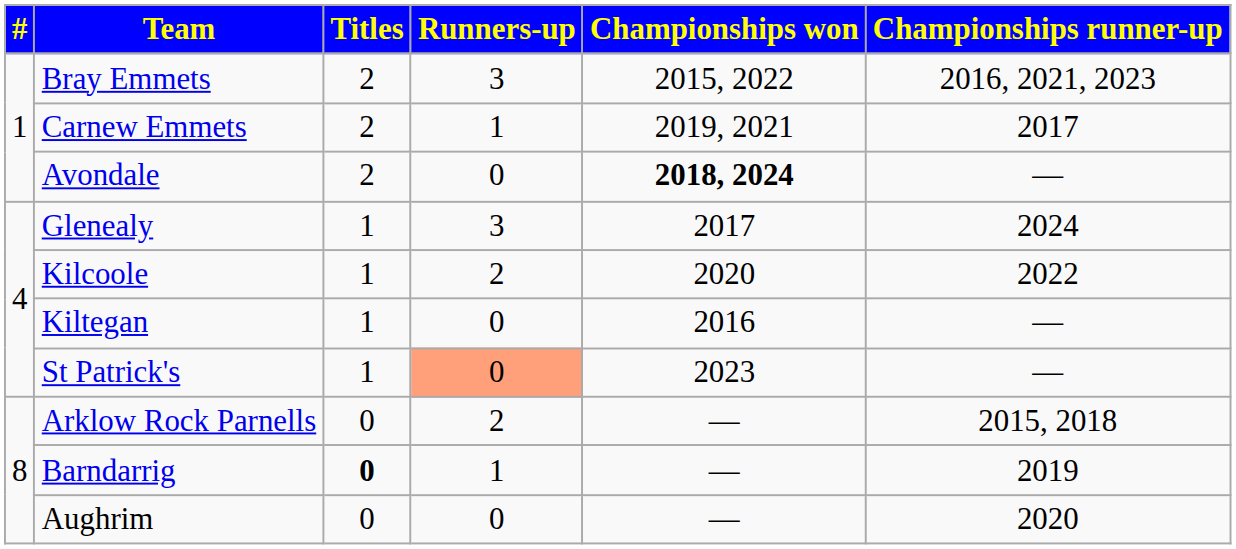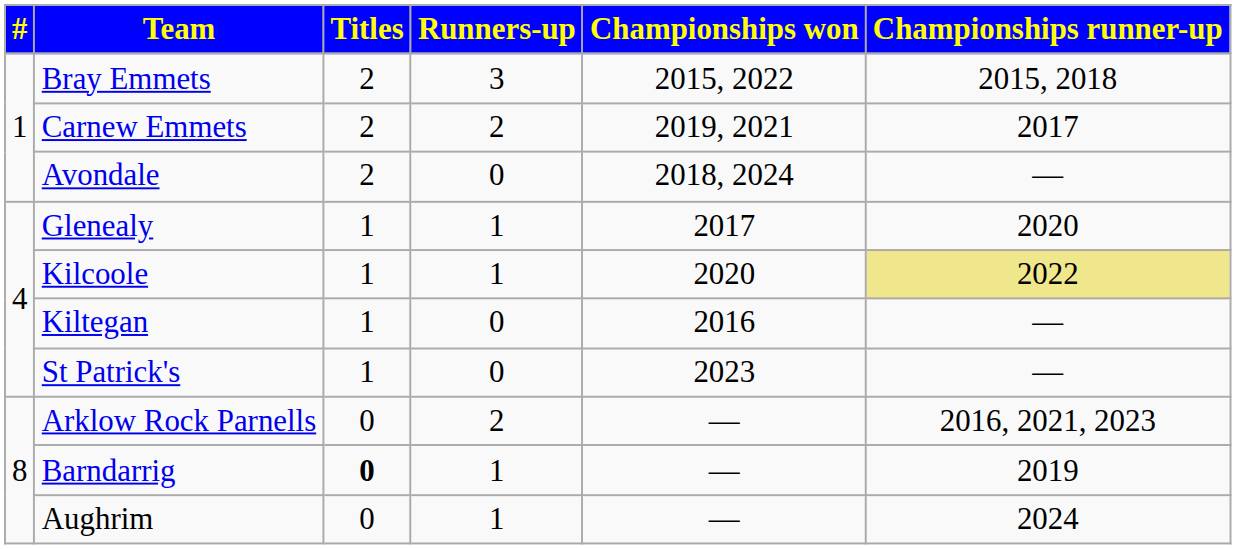(1048, 77) 2016, 2021, 2023 -> (1048, 77) 2015, 2018
(497, 126) 1 -> (497, 126) 2
(724, 175) bold -> (724, 175) normal
(497, 224) 3 -> (497, 224) 1
(1048, 224) 2024 -> (1048, 224) 2020
(497, 273) 2 -> (497, 273) 1
(1048, 273) no background -> (1048, 273) khaki background
(497, 371) lightsalmon background -> (497, 371) no background
(1048, 420) 2015, 2018 -> (1048, 420) 2016, 2021, 2023
(497, 518) 0 -> (497, 518) 1
(1048, 518) 2020 -> (1048, 518) 2024
